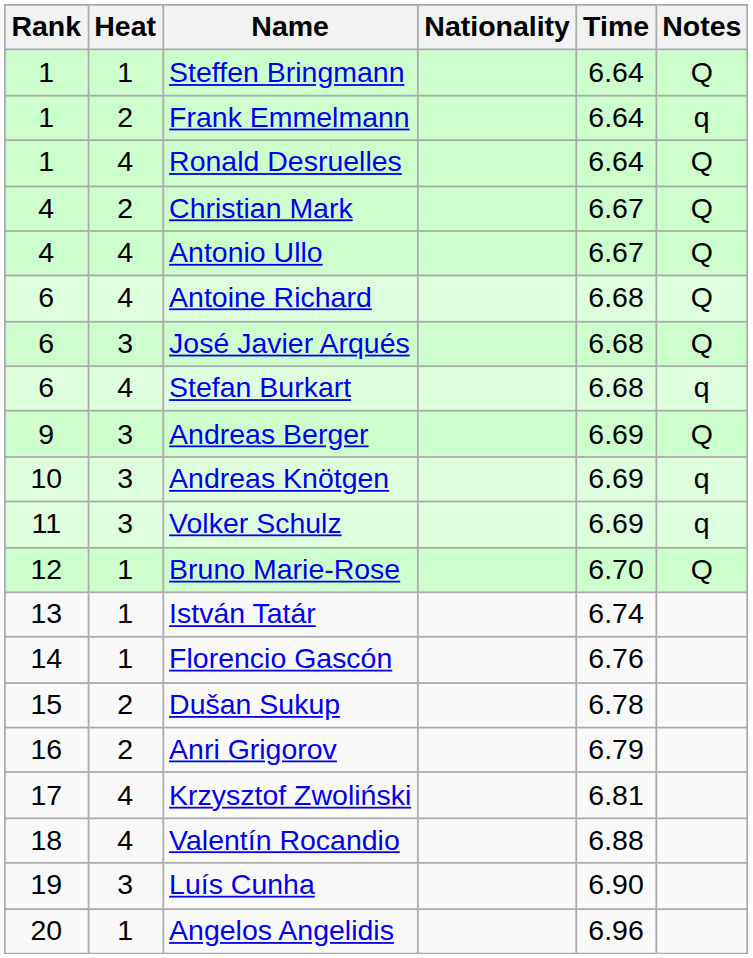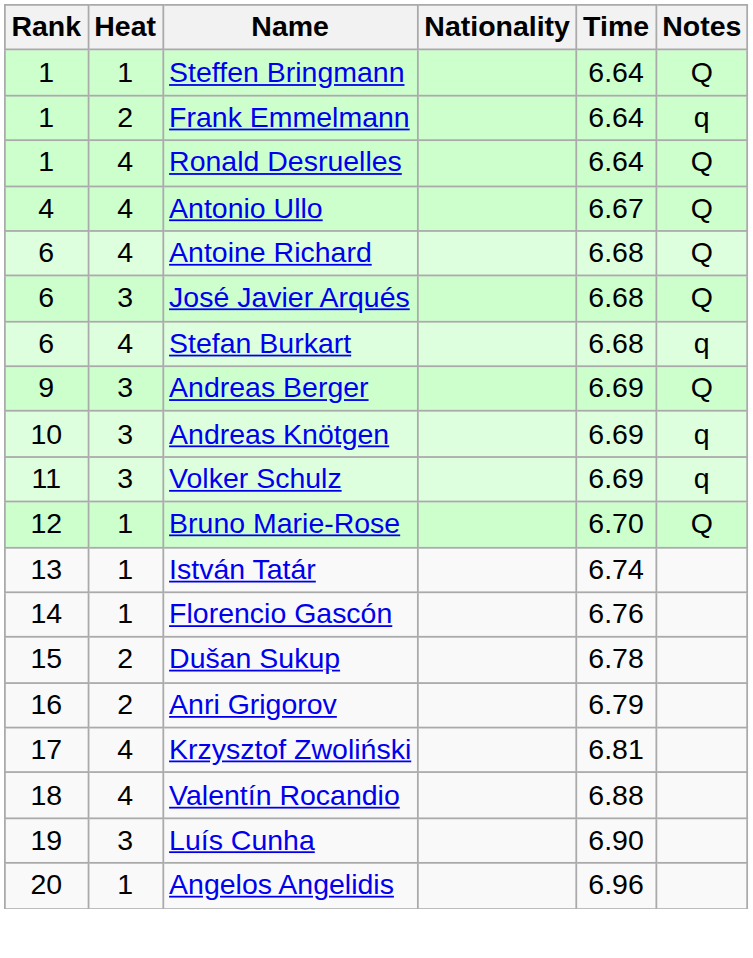- row: (261, 207)
